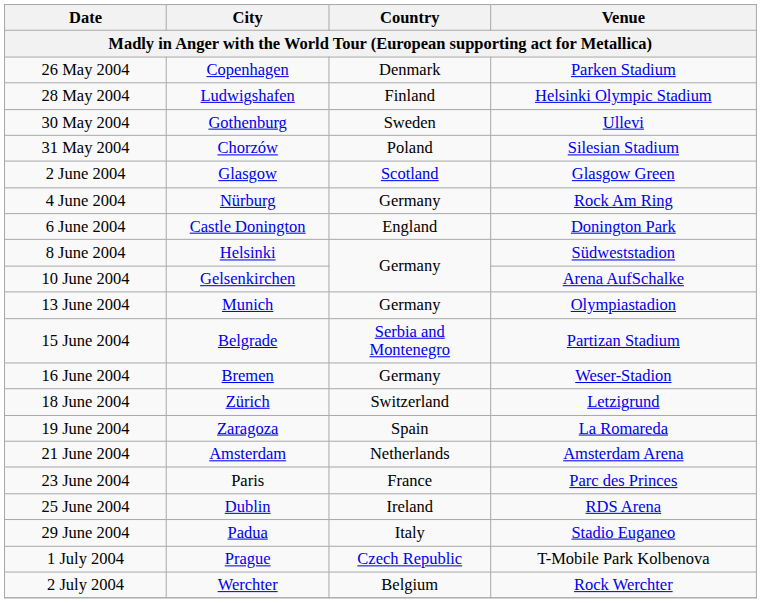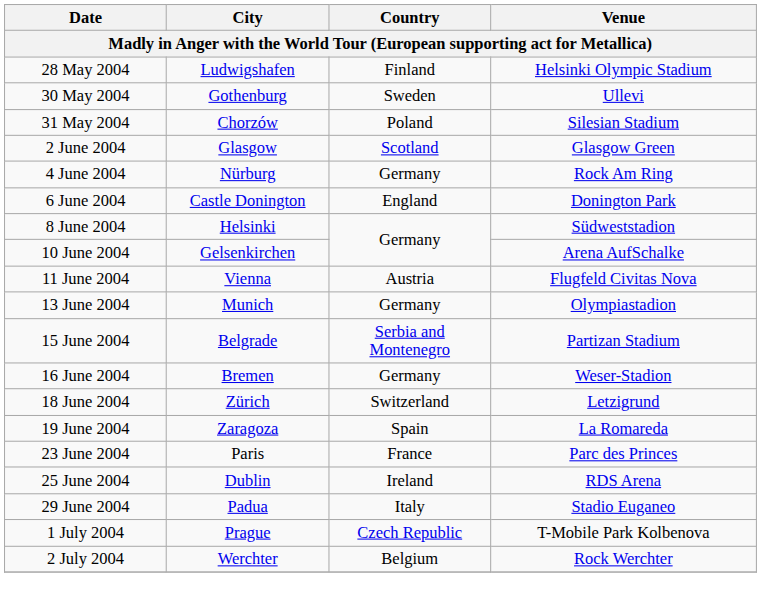- row: (86, 69)
+ row: (86, 278)
- row: (86, 454)
